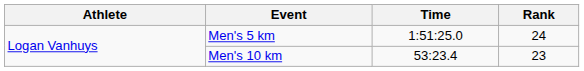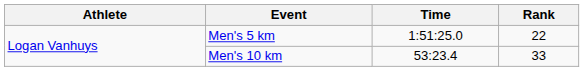(539, 36) 24 -> (539, 36) 22
(539, 57) 23 -> (539, 57) 33
